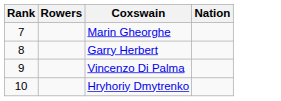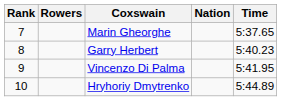+ column: (255, 13)
